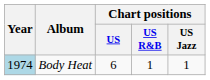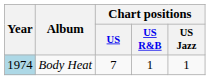(113, 64) 6 -> (113, 64) 7
